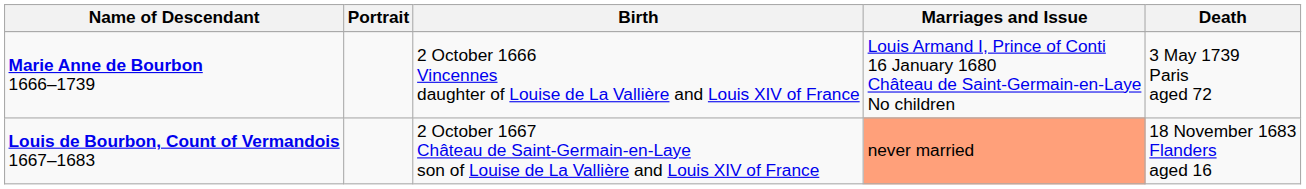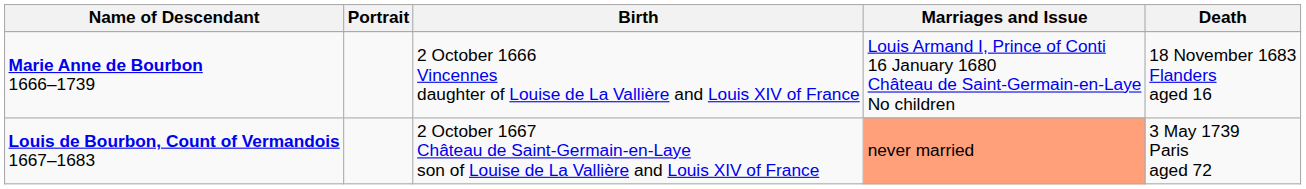(1195, 74) 3 May 1739 Paris aged 72 -> (1223, 74) 18 November 1683 Flanders aged 16
(1223, 150) 18 November 1683 Flanders aged 16 -> (1195, 150) 3 May 1739 Paris aged 72
